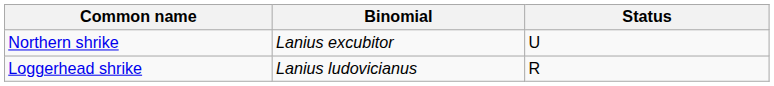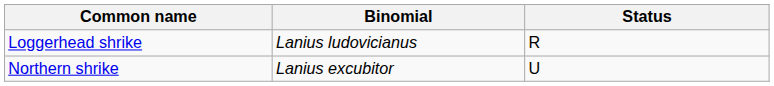rows swapped: (75, 68) <-> (63, 42)
